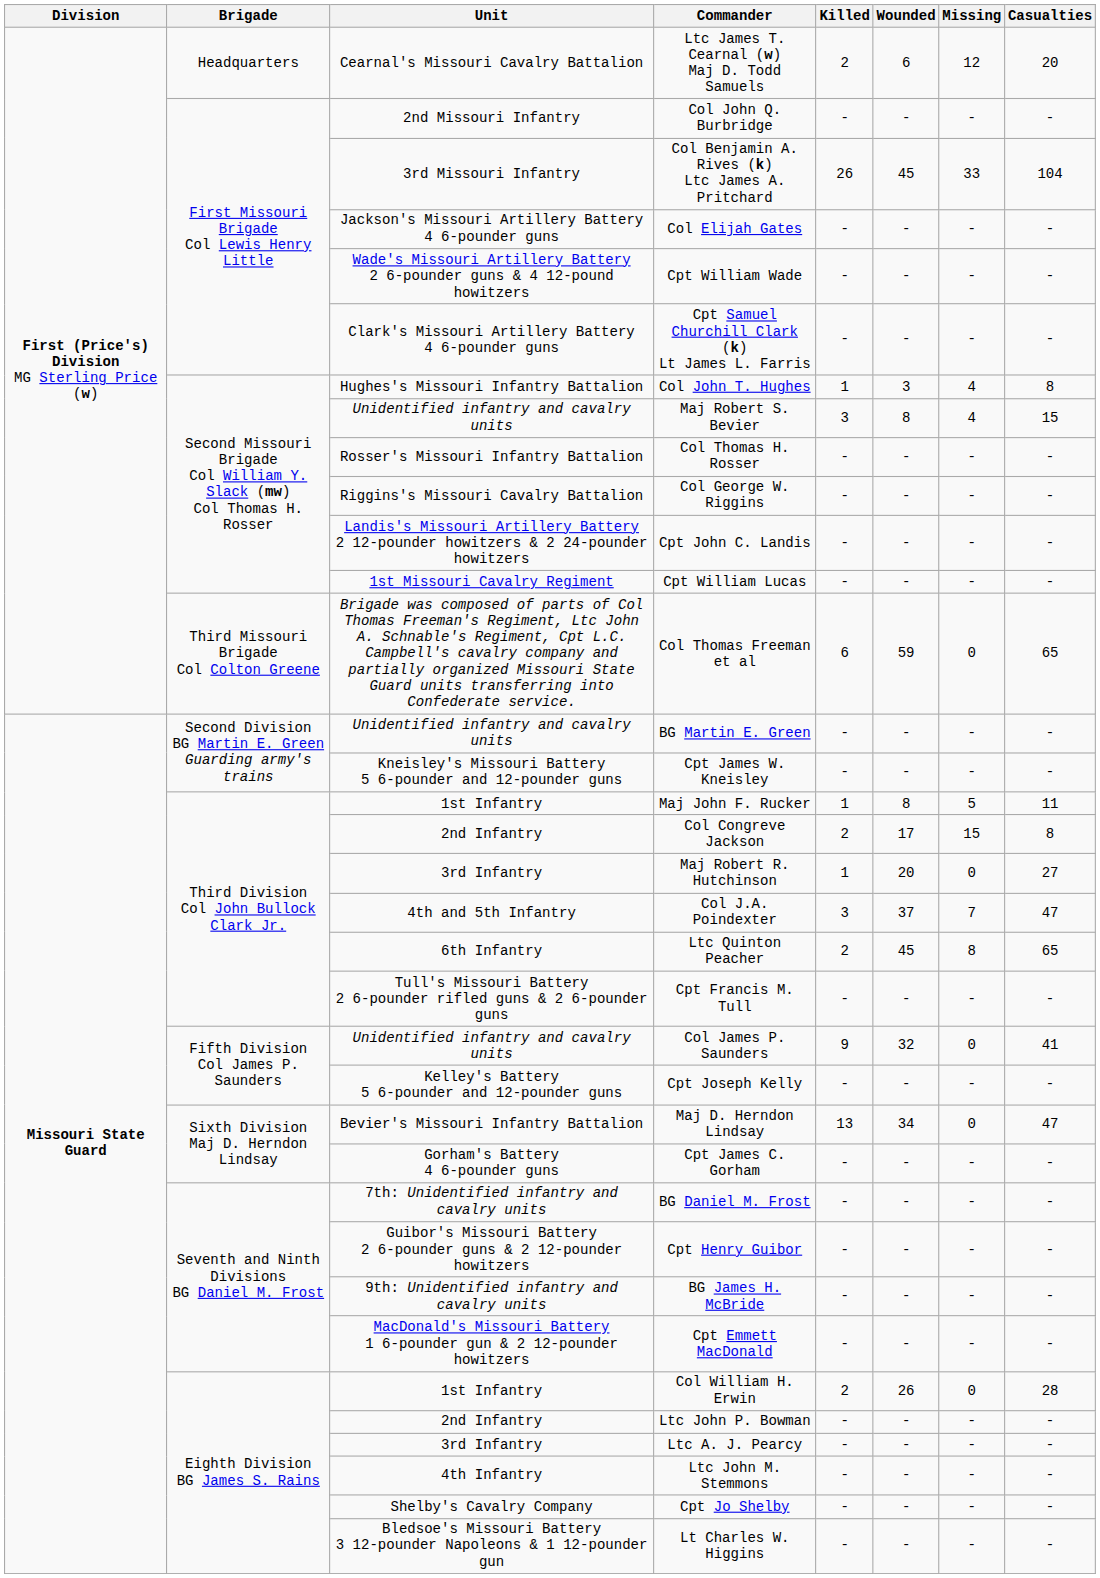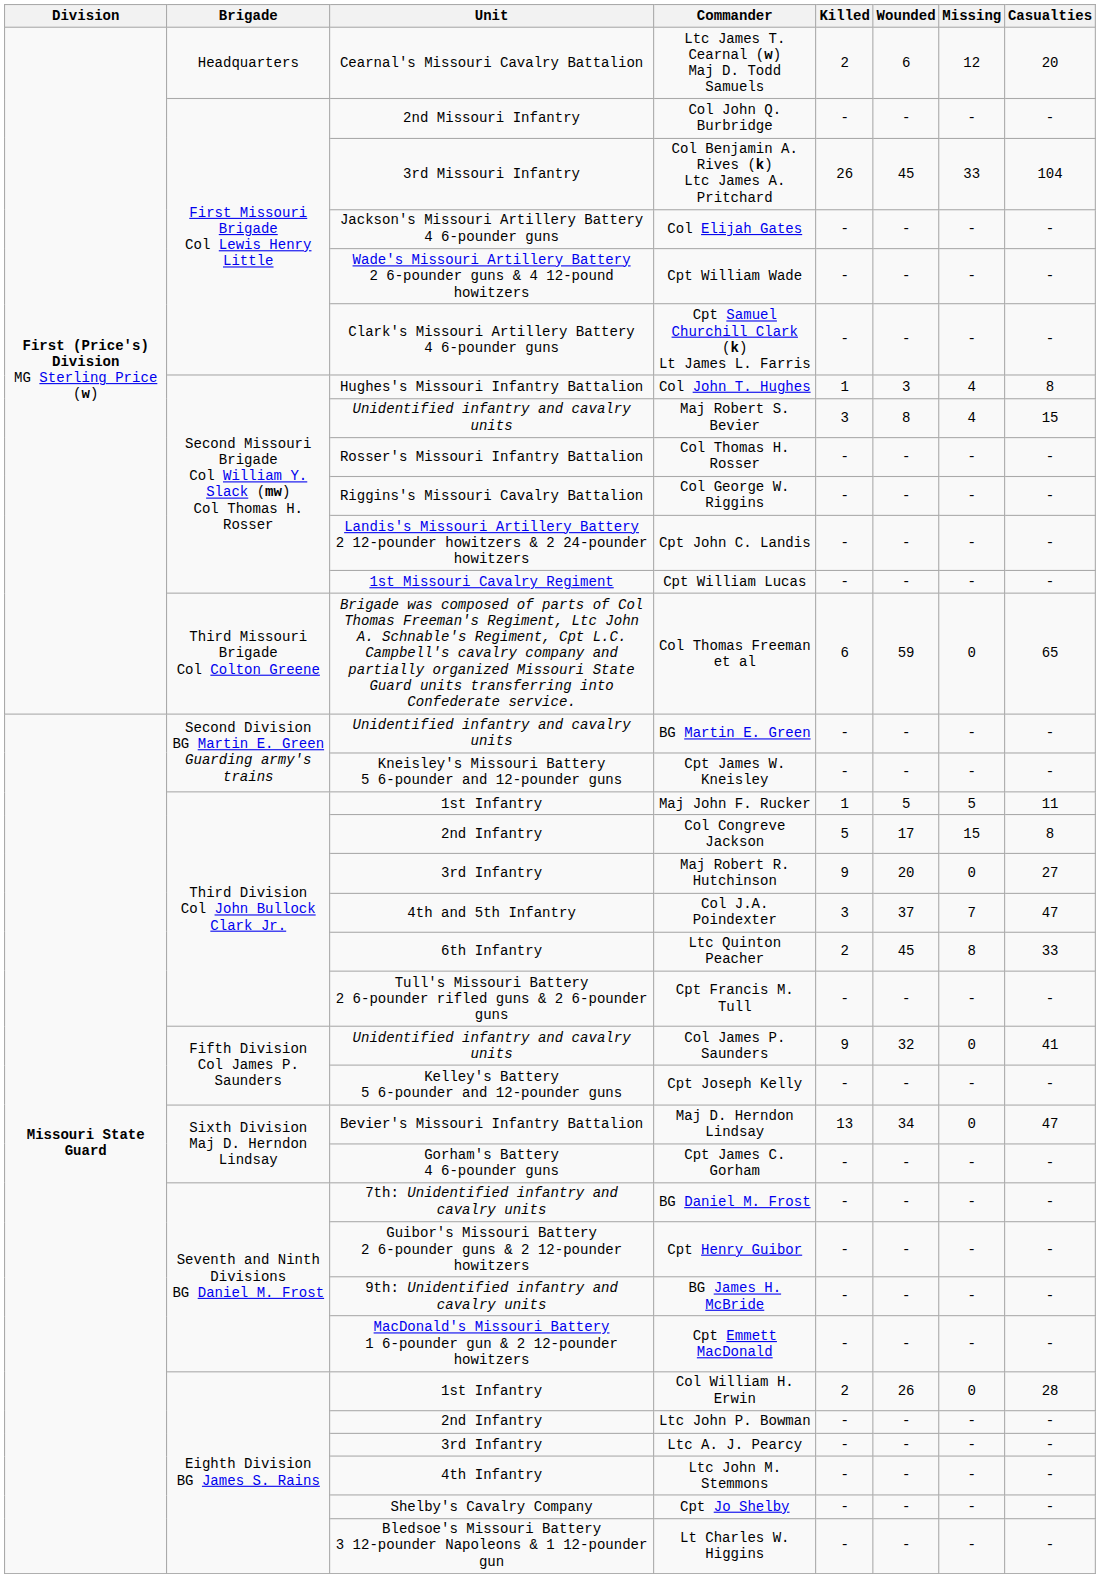(906, 803) 8 -> (906, 803) 5
(845, 834) 2 -> (845, 834) 5
(845, 873) 1 -> (845, 873) 9
(1050, 952) 65 -> (1050, 952) 33
